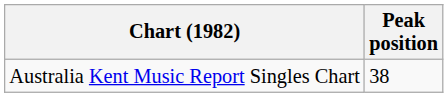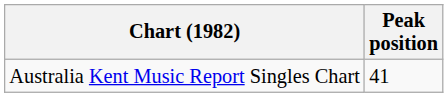(379, 75) 38 -> (379, 75) 41
